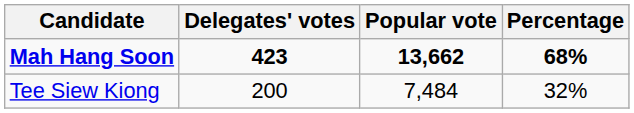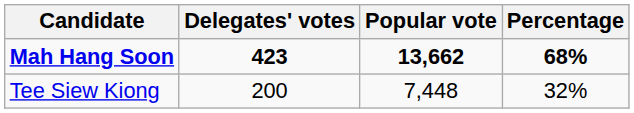(431, 90) 7,484 -> (431, 90) 7,448
